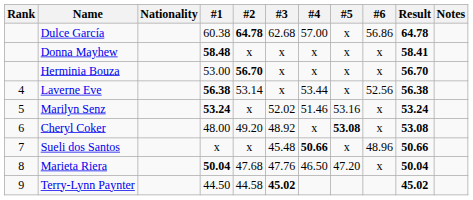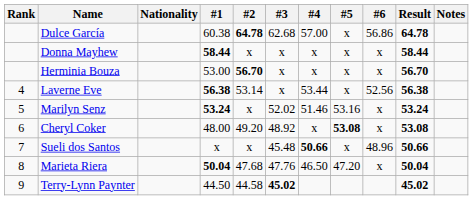(217, 52) 58.48 -> (217, 52) 58.44
(415, 52) 58.41 -> (415, 52) 58.44
